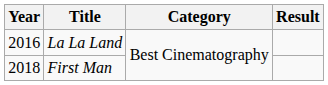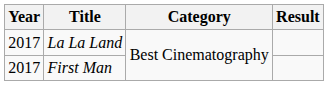(24, 42) 2016 -> (24, 42) 2017
(24, 67) 2018 -> (24, 67) 2017
